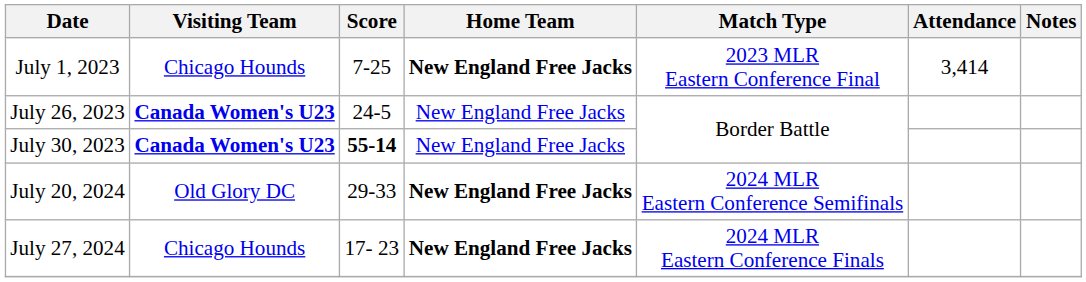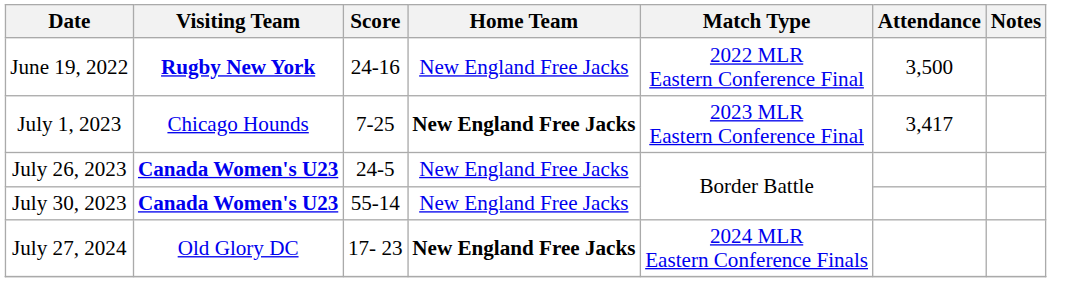+ row: (69, 66)
(965, 66) 3,414 -> (929, 123) 3,417
(372, 145) bold -> (375, 202) normal
- row: (68, 190)
(235, 248) Chicago Hounds -> (238, 248) Old Glory DC
